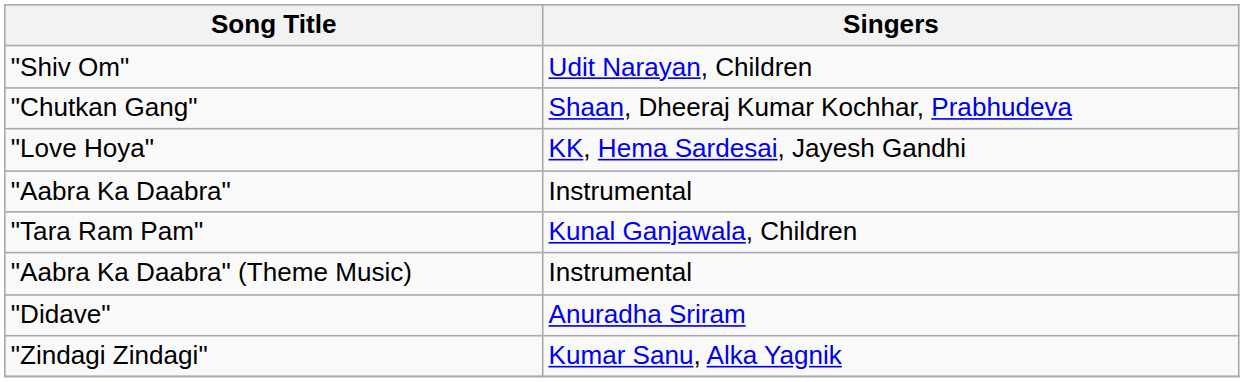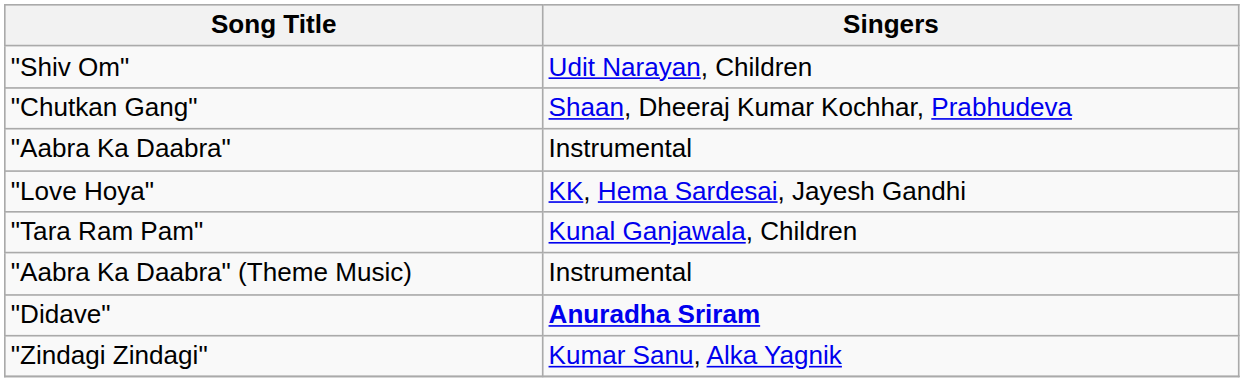rows swapped: (82, 149) <-> (121, 190)
(647, 314) normal -> (654, 314) bold
